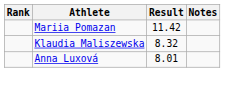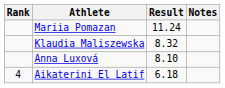(166, 28) 11.42 -> (166, 28) 11.24
(166, 59) 8.01 -> (166, 59) 8.10
+ row: (89, 75)
